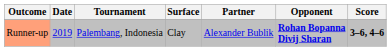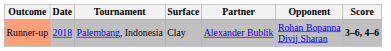(62, 33) 2019 -> (62, 33) 2018
(312, 33) bold -> (309, 33) normal
